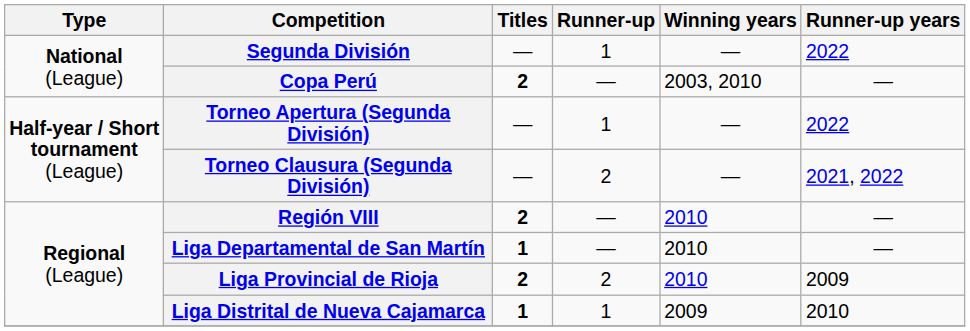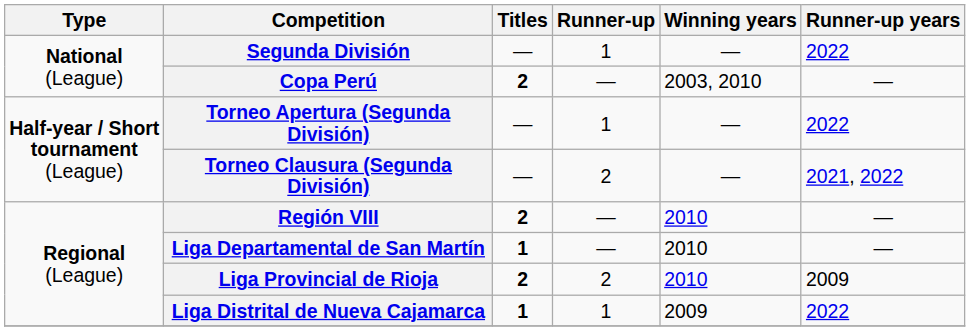(828, 310) 2010 -> (828, 310) 2022
